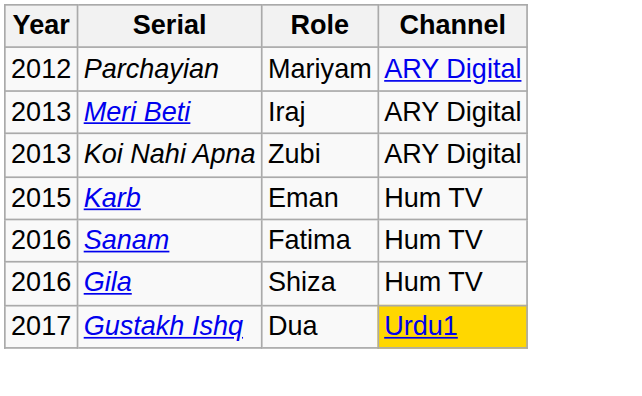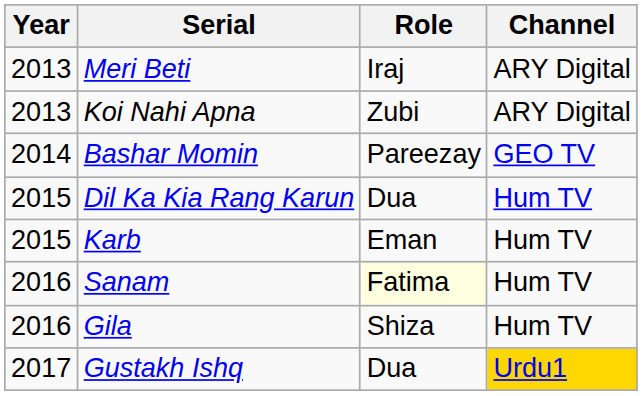- row: (151, 68)
+ row: (171, 154)
+ row: (219, 197)
(309, 240) no background -> (408, 283) lightyellow background
